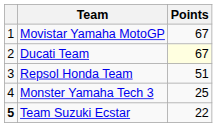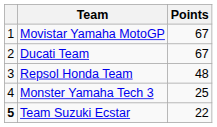(202, 54) lightyellow background -> (202, 54) no background
(202, 74) 51 -> (202, 74) 48
